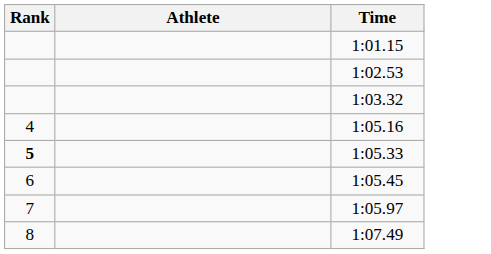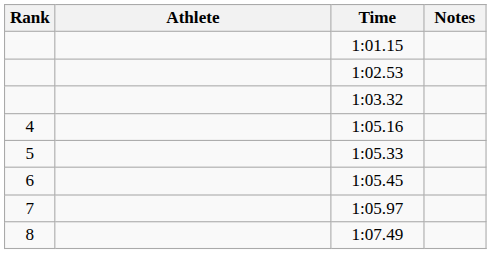+ column: (455, 18)
(30, 153) bold -> (30, 153) normal
